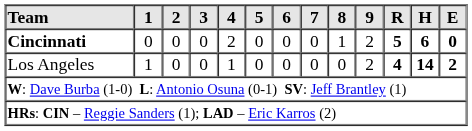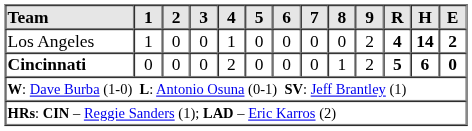rows swapped: (47, 41) <-> (51, 64)
